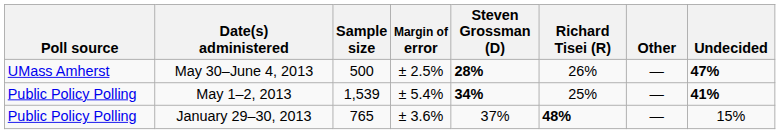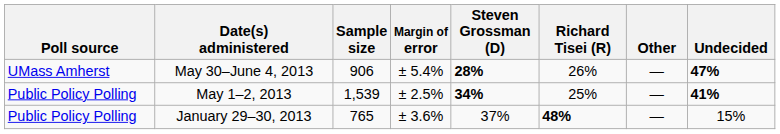(362, 71) 500 -> (362, 71) 906
(421, 71) ± 2.5% -> (421, 71) ± 5.4%
(421, 93) ± 5.4% -> (421, 93) ± 2.5%
